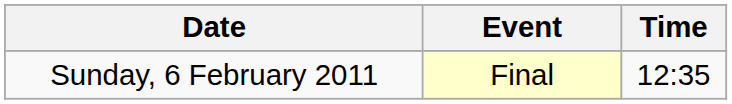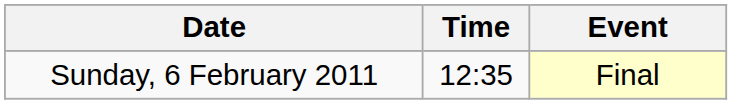columns swapped: (674, 27) <-> (522, 27)
